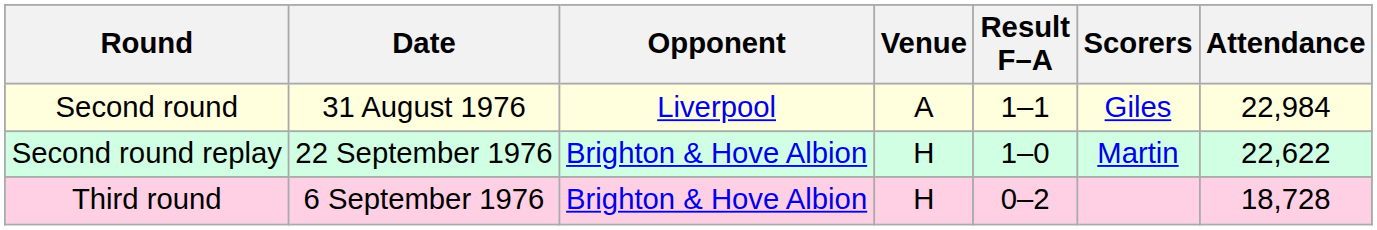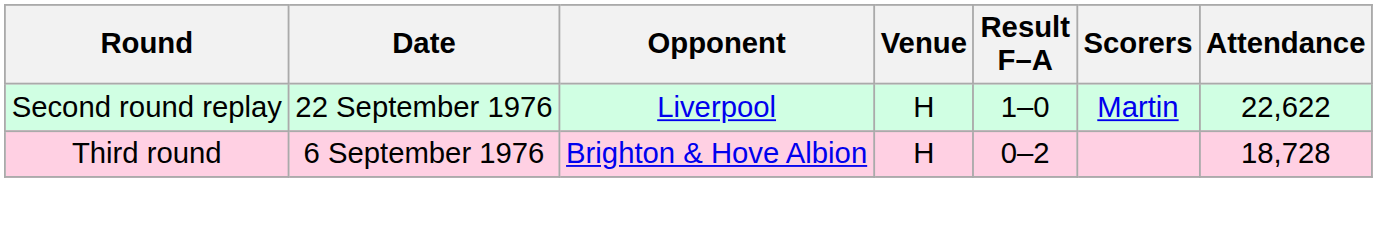- row: (147, 107)
(717, 153) Brighton & Hove Albion -> (717, 107) Liverpool
